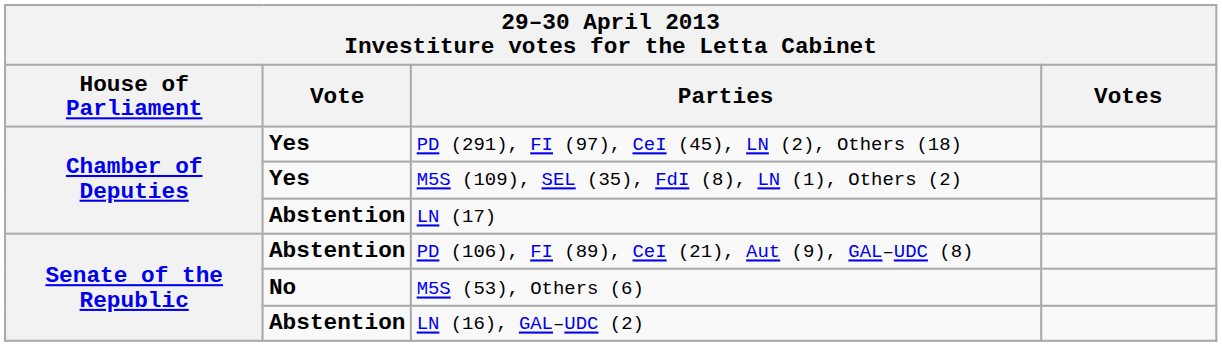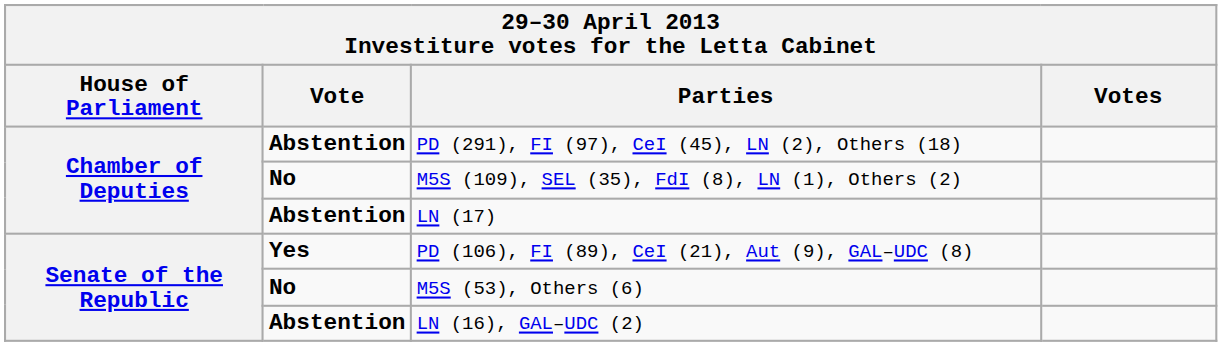(289, 144) Yes -> (337, 144) Abstention
(289, 180) Yes -> (283, 180) No
(337, 252) Abstention -> (289, 252) Yes
